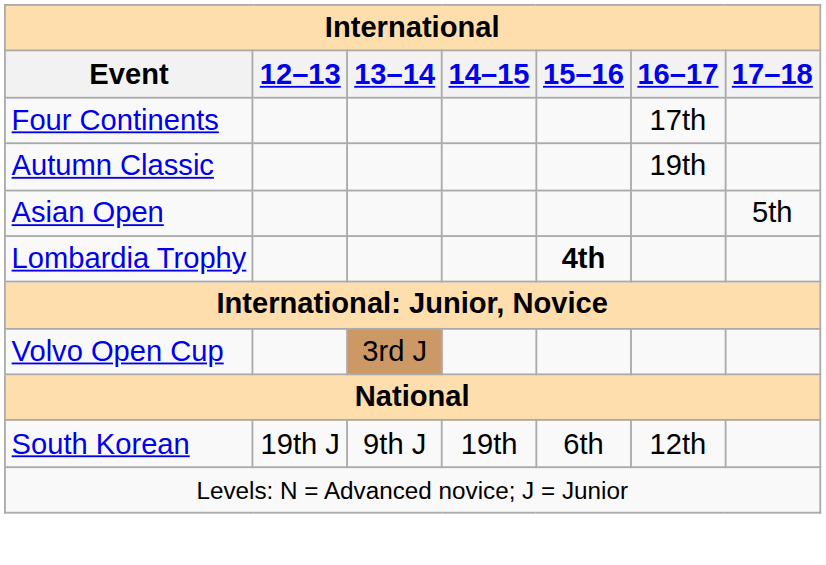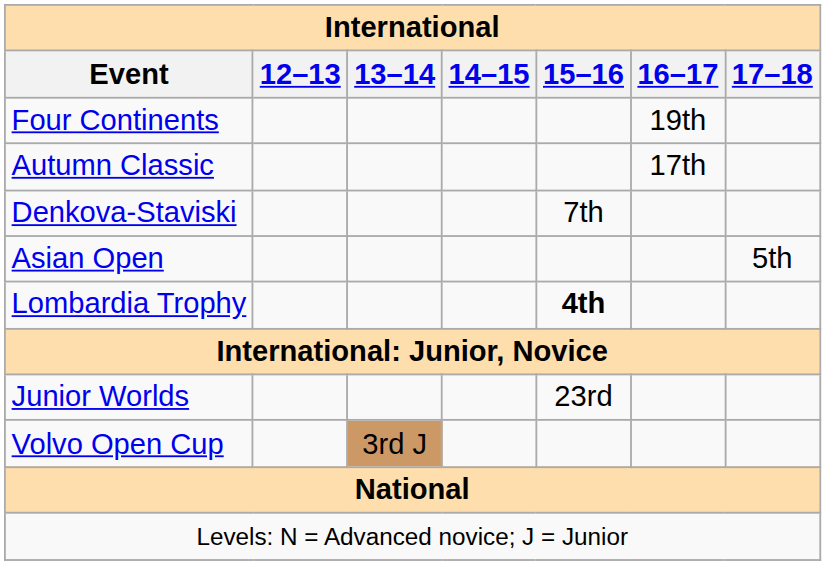(678, 119) 17th -> (678, 119) 19th
(678, 166) 19th -> (678, 166) 17th
+ row: (124, 212)
+ row: (100, 397)
- row: (101, 443)
